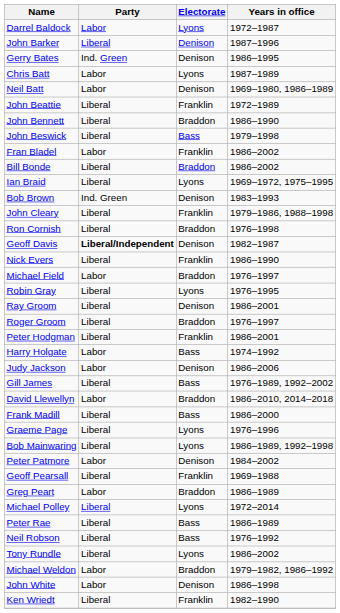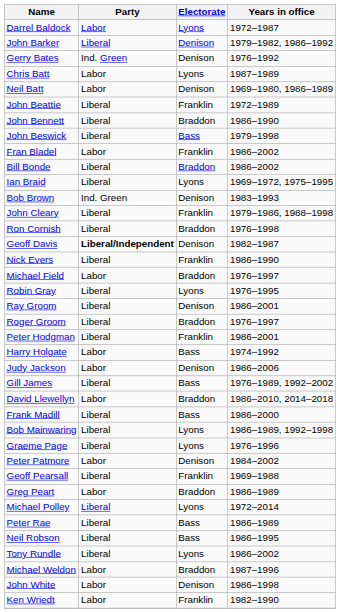(254, 43) 1987–1996 -> (282, 43) 1979–1982, 1986–1992
(254, 58) 1986–1995 -> (254, 58) 1976–1992
rows swapped: (42, 445) <-> (37, 430)
(254, 538) 1976–1992 -> (254, 538) 1986–1995
(282, 569) 1979–1982, 1986–1992 -> (254, 569) 1987–1996
(96, 600) Liberal -> (94, 600) Labor
